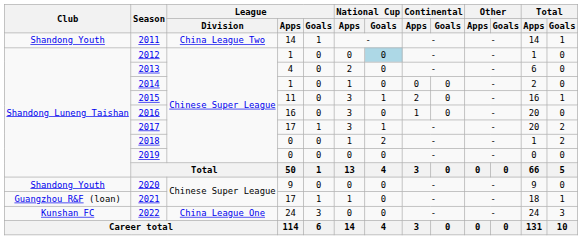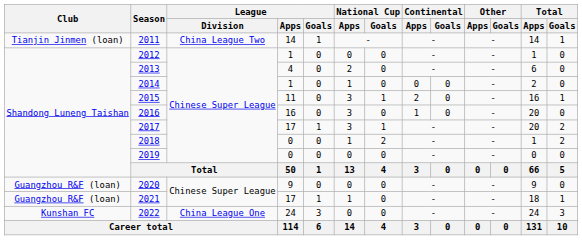(68, 40) Shandong Youth -> (68, 40) Tianjin Jinmen (loan)
(384, 55) lightblue background -> (384, 55) no background
(68, 184) Shandong Youth -> (68, 184) Guangzhou R&F (loan)
